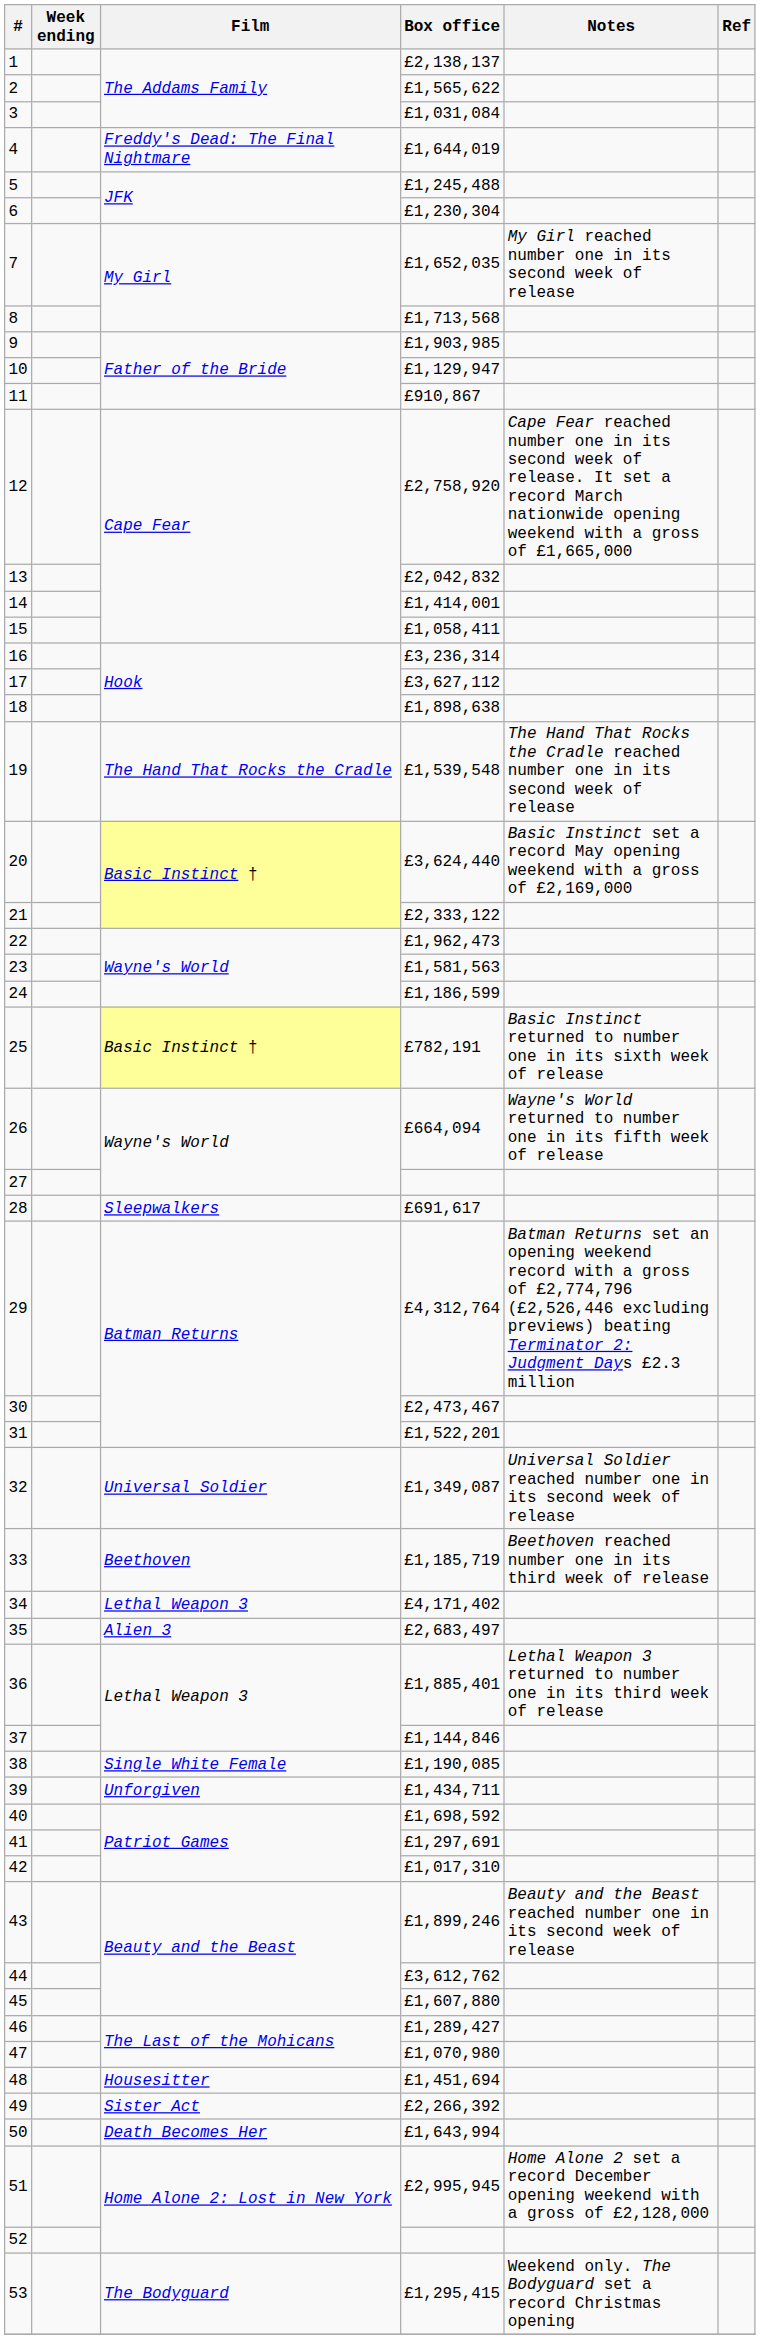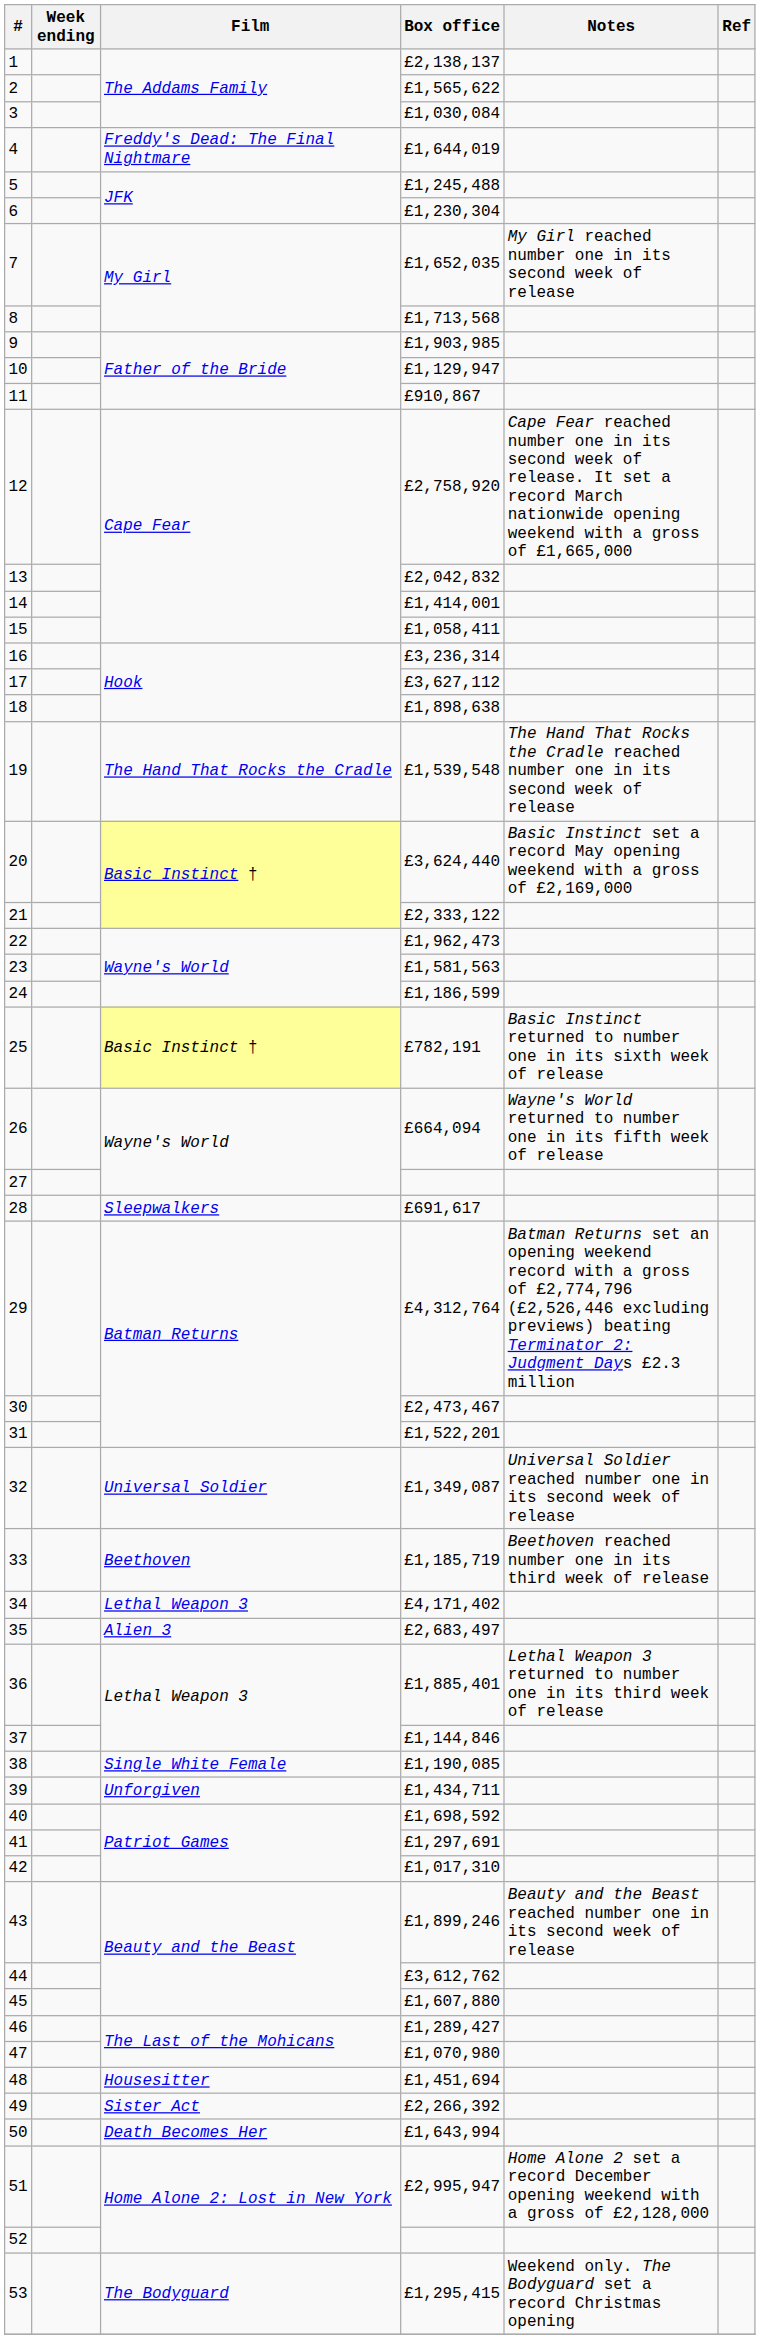(452, 114) £1,031,084 -> (452, 114) £1,030,084
(452, 2186) £2,995,945 -> (452, 2186) £2,995,947
